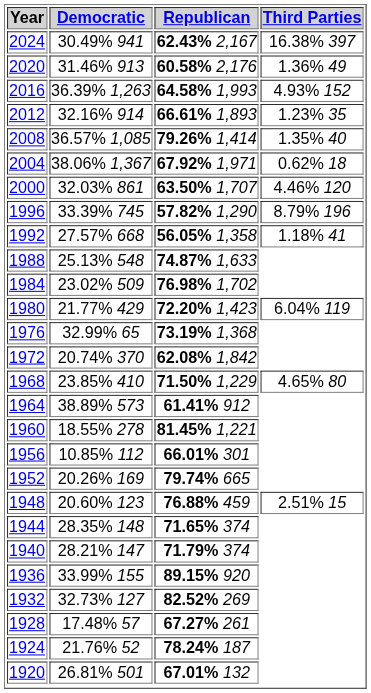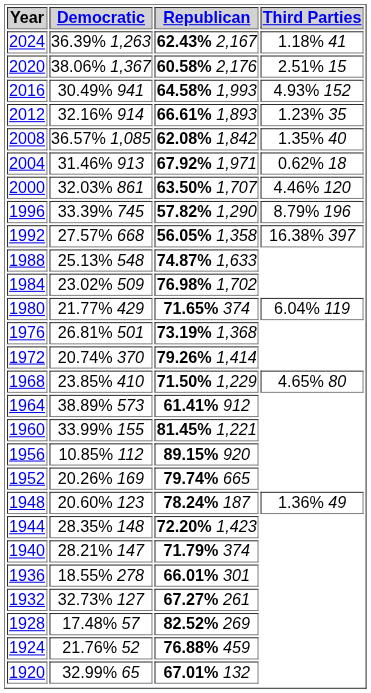(101, 42) 30.49% 941 -> (101, 42) 36.39% 1,263
(312, 42) 16.38% 397 -> (312, 42) 1.18% 41
(101, 66) 31.46% 913 -> (101, 66) 38.06% 1,367
(312, 66) 1.36% 49 -> (312, 66) 2.51% 15
(101, 90) 36.39% 1,263 -> (101, 90) 30.49% 941
(207, 139) 79.26% 1,414 -> (207, 139) 62.08% 1,842
(101, 163) 38.06% 1,367 -> (101, 163) 31.46% 913
(312, 236) 1.18% 41 -> (312, 236) 16.38% 397
(207, 309) 72.20% 1,423 -> (207, 309) 71.65% 374
(101, 333) 32.99% 65 -> (101, 333) 26.81% 501
(207, 357) 62.08% 1,842 -> (207, 357) 79.26% 1,414
(101, 430) 18.55% 278 -> (101, 430) 33.99% 155
(207, 454) 66.01% 301 -> (207, 454) 89.15% 920
(207, 502) 76.88% 459 -> (207, 502) 78.24% 187
(312, 502) 2.51% 15 -> (312, 502) 1.36% 49
(207, 527) 71.65% 374 -> (207, 527) 72.20% 1,423
(101, 575) 33.99% 155 -> (101, 575) 18.55% 278
(207, 575) 89.15% 920 -> (207, 575) 66.01% 301
(207, 599) 82.52% 269 -> (207, 599) 67.27% 261
(207, 624) 67.27% 261 -> (207, 624) 82.52% 269
(207, 648) 78.24% 187 -> (207, 648) 76.88% 459
(101, 672) 26.81% 501 -> (101, 672) 32.99% 65
